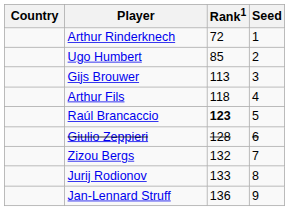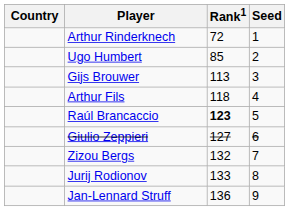(220, 136) 128 -> (220, 136) 127
